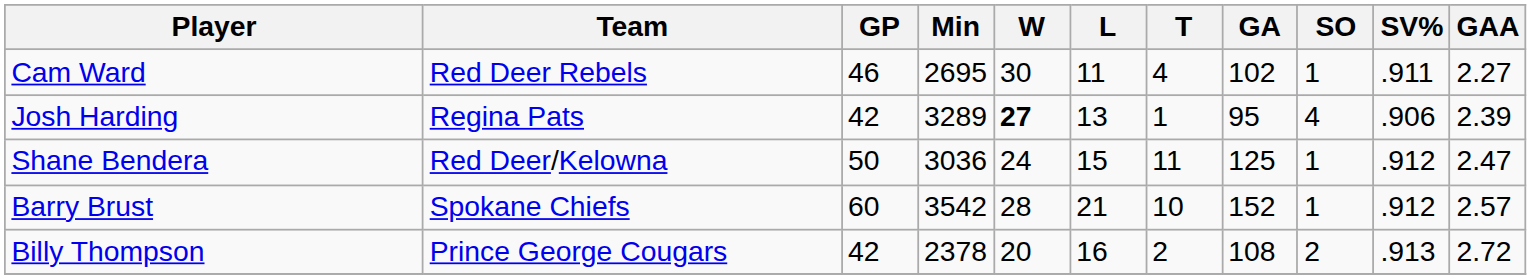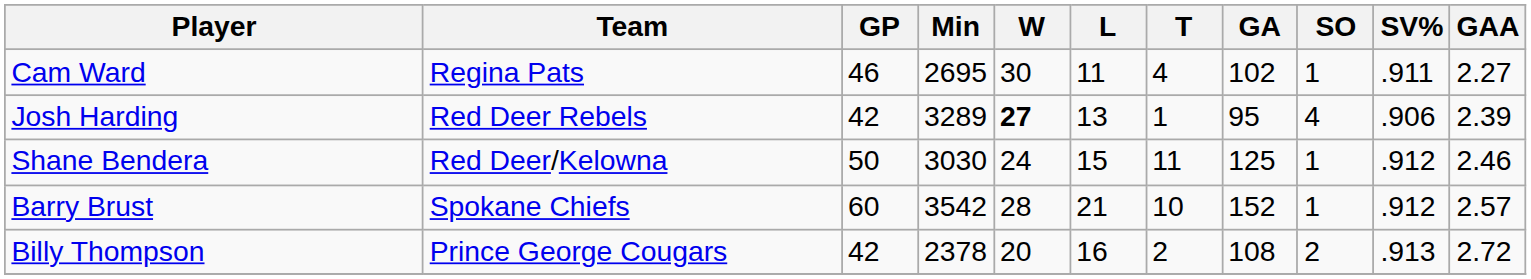(538, 71) Red Deer Rebels -> (507, 71) Regina Pats
(507, 116) Regina Pats -> (538, 116) Red Deer Rebels
(956, 161) 3036 -> (956, 161) 3030
(1484, 161) 2.47 -> (1484, 161) 2.46
